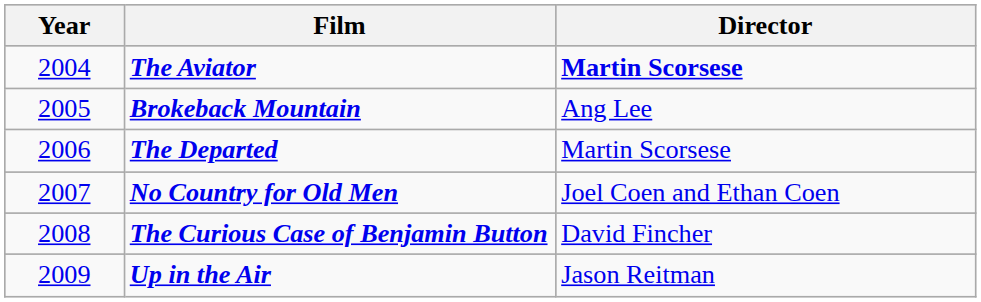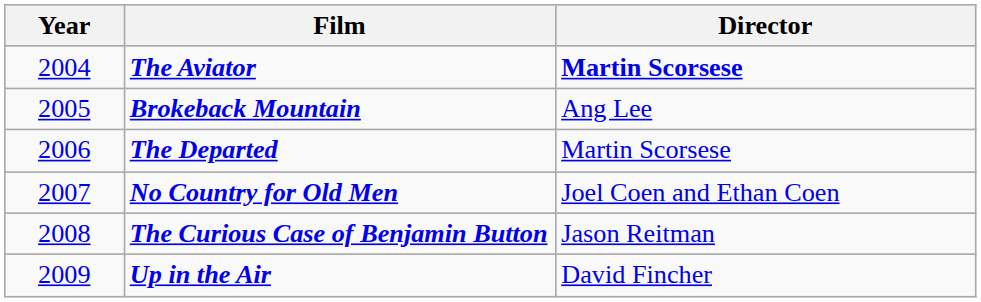(637, 233) David Fincher -> (638, 233) Jason Reitman
(638, 274) Jason Reitman -> (637, 274) David Fincher
